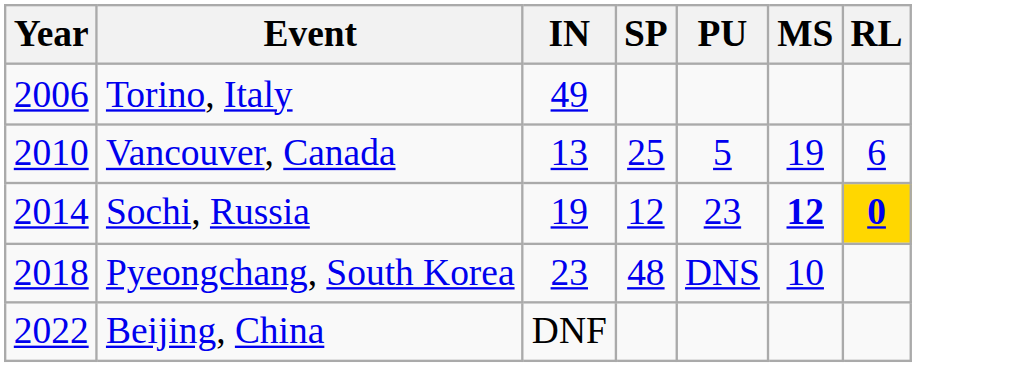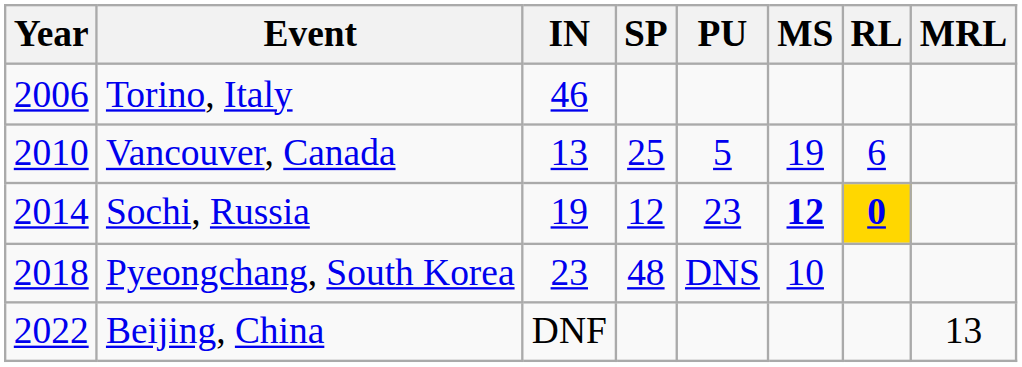+ column: (964, 34)
(569, 93) 49 -> (569, 93) 46
